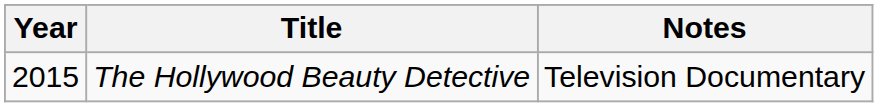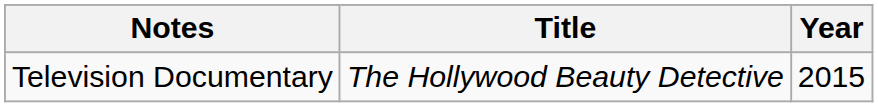columns swapped: (46, 28) <-> (705, 28)
